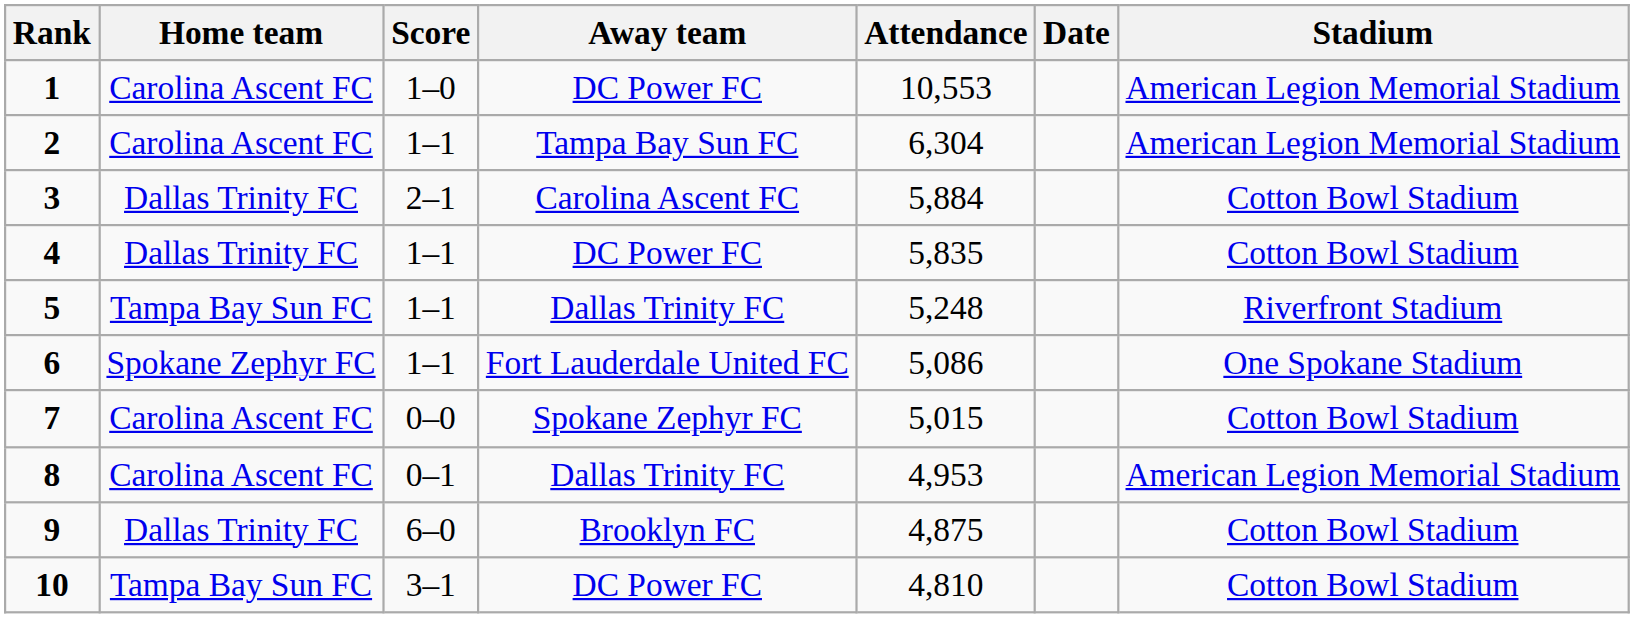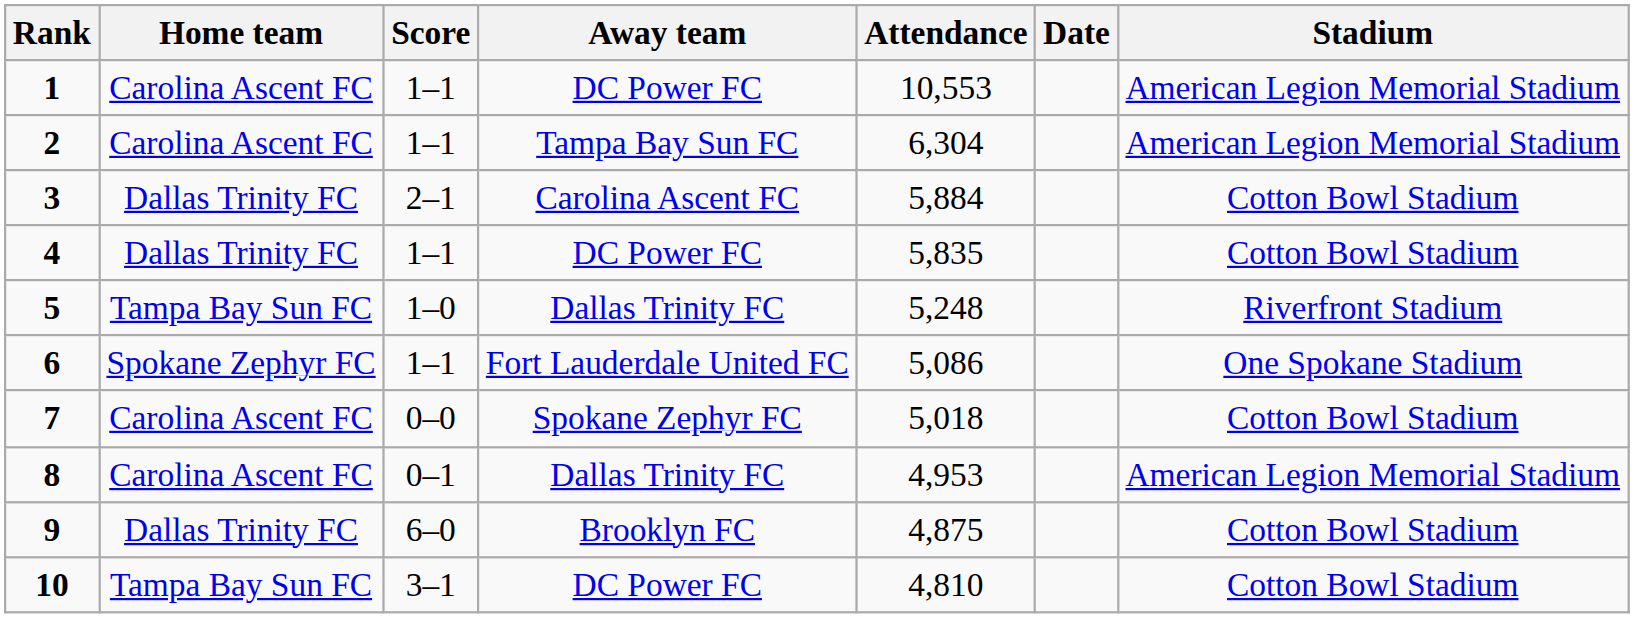(431, 87) 1–0 -> (431, 87) 1–1
(431, 307) 1–1 -> (431, 307) 1–0
(946, 418) 5,015 -> (946, 418) 5,018
